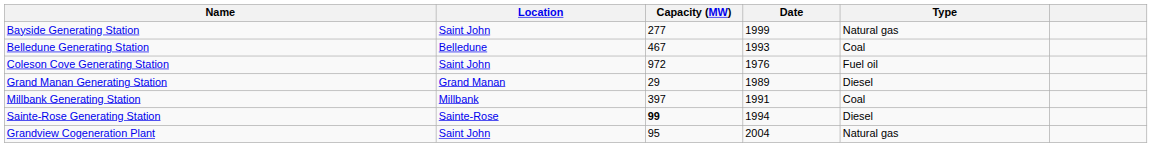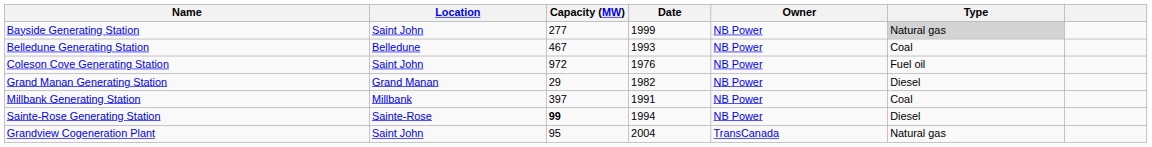+ column: (799, 13)
(871, 30) no background -> (918, 30) lightgrey background
(757, 82) 1989 -> (643, 82) 1982
